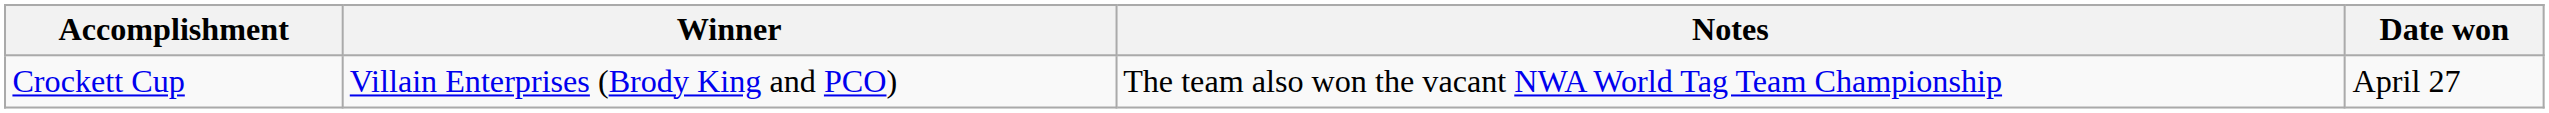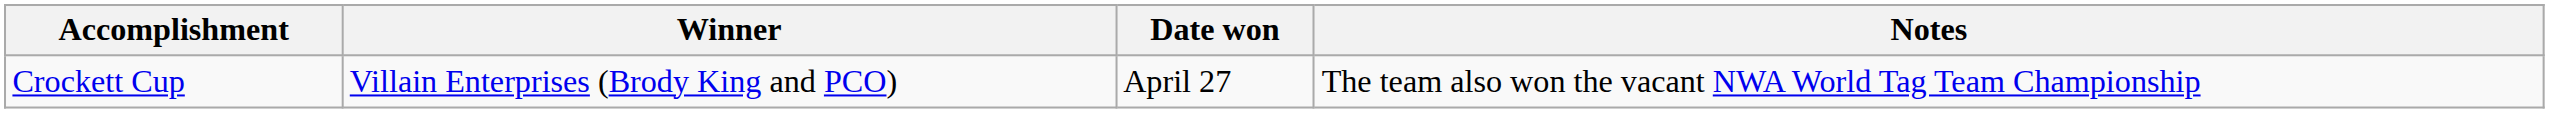columns swapped: (2444, 30) <-> (1730, 30)
